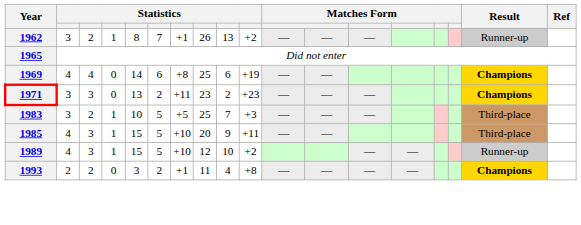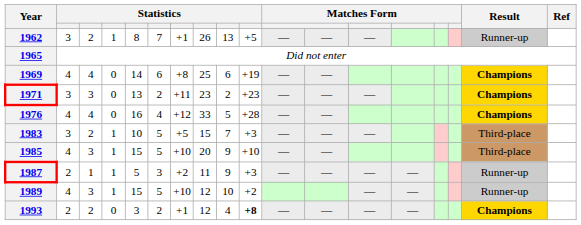(251, 37) +2 -> (251, 37) +5
+ row: (31, 115)
(205, 114) 25 -> (205, 133) 15
(251, 133) +11 -> (251, 152) +10
+ row: (31, 172)
(205, 170) 11 -> (205, 210) 12
(251, 170) normal -> (251, 210) bold
